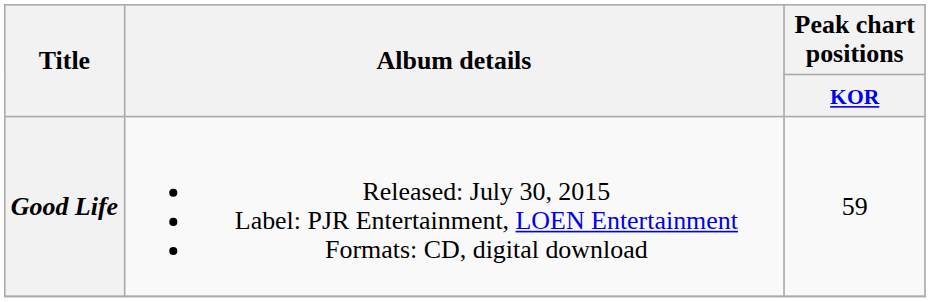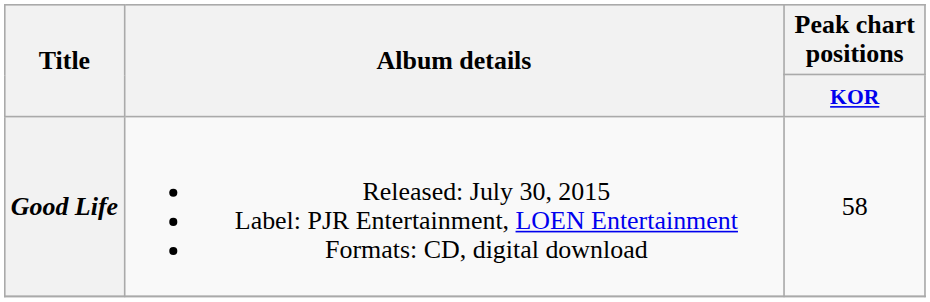(855, 206) 59 -> (855, 206) 58
